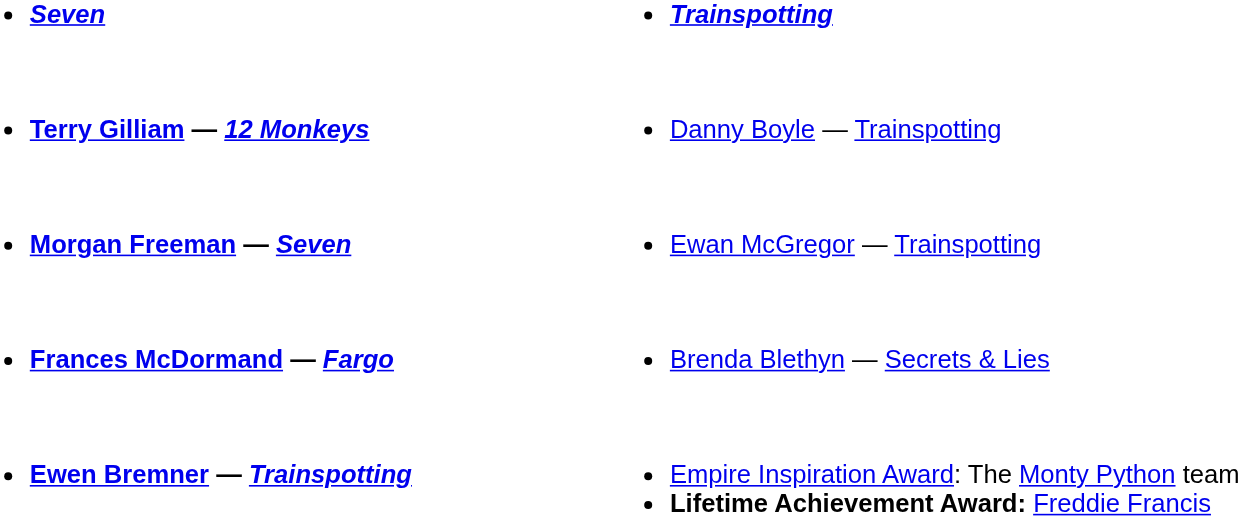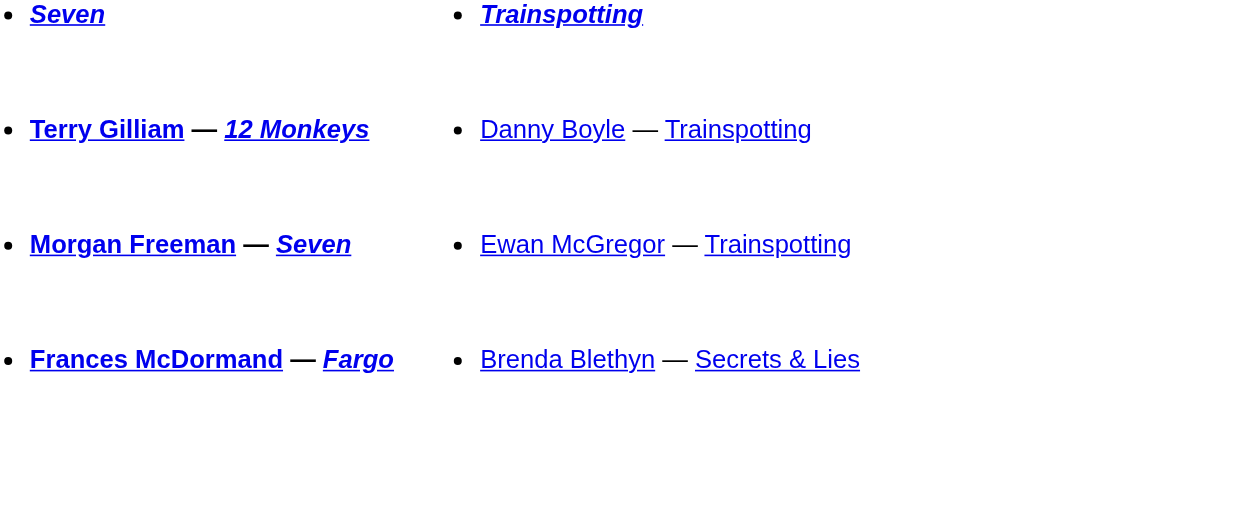- row: (283, 475)
